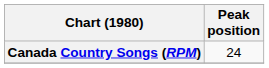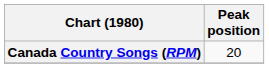(234, 52) 24 -> (234, 52) 20
